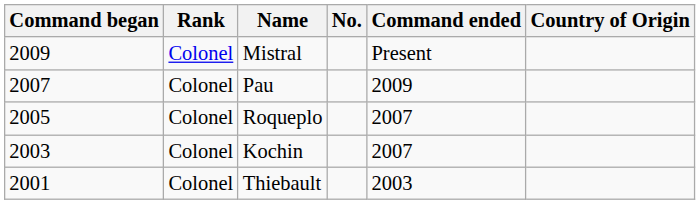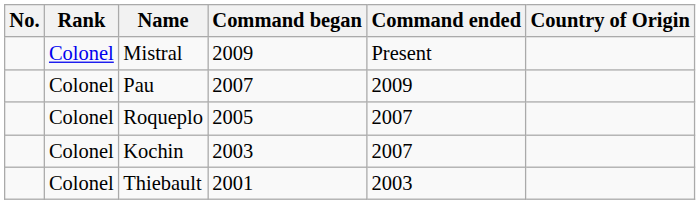columns swapped: (347, 20) <-> (84, 20)
